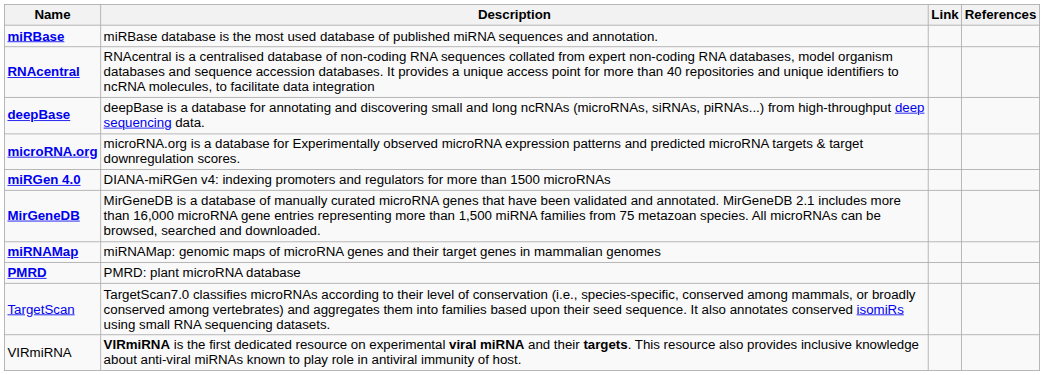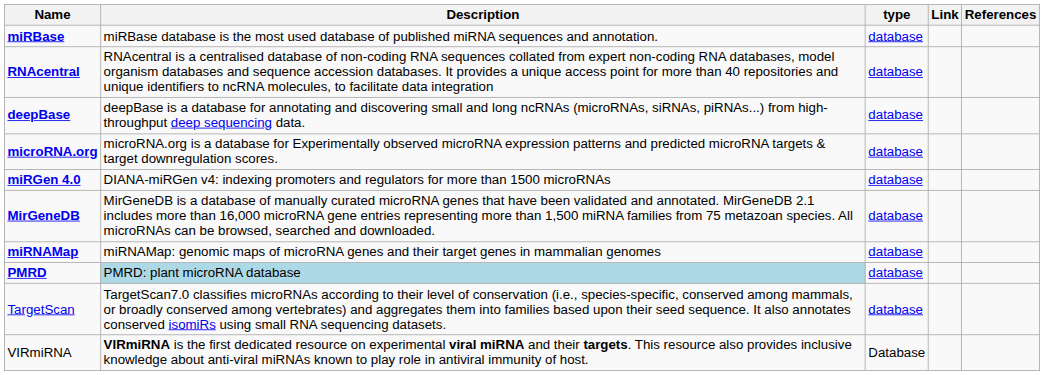+ column: (897, 15)
(202, 273) no background -> (202, 273) lightblue background
